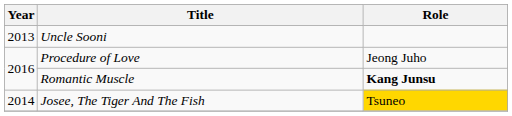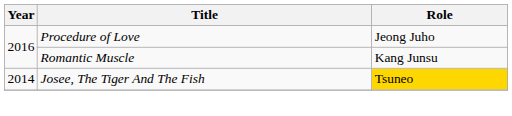- row: (74, 36)
(401, 79) bold -> (406, 57) normal
